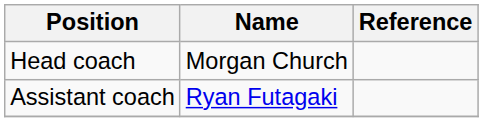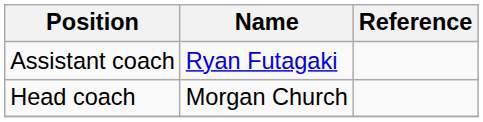rows swapped: (73, 60) <-> (93, 97)
